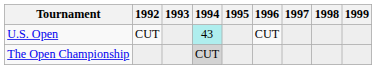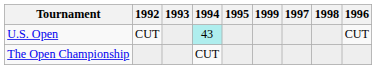columns swapped: (267, 14) <-> (357, 14)
(207, 54) lightgrey background -> (207, 54) no background
